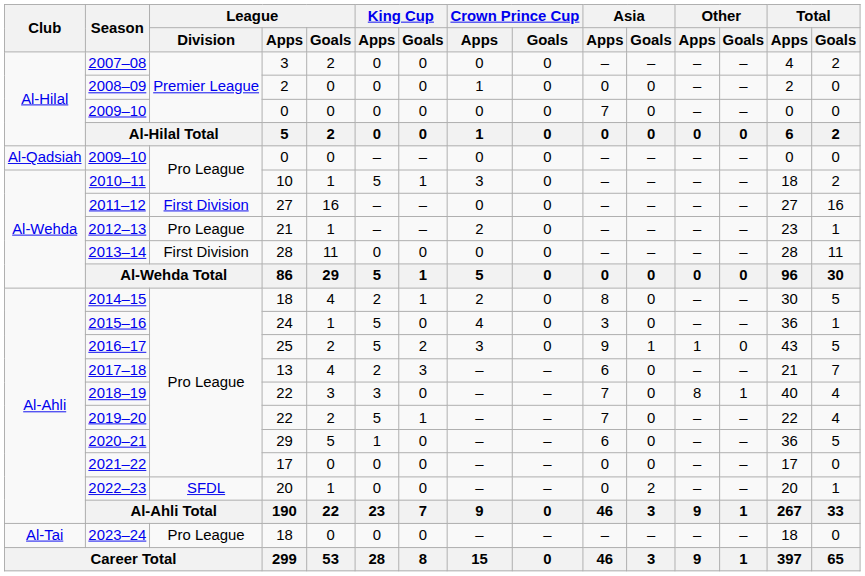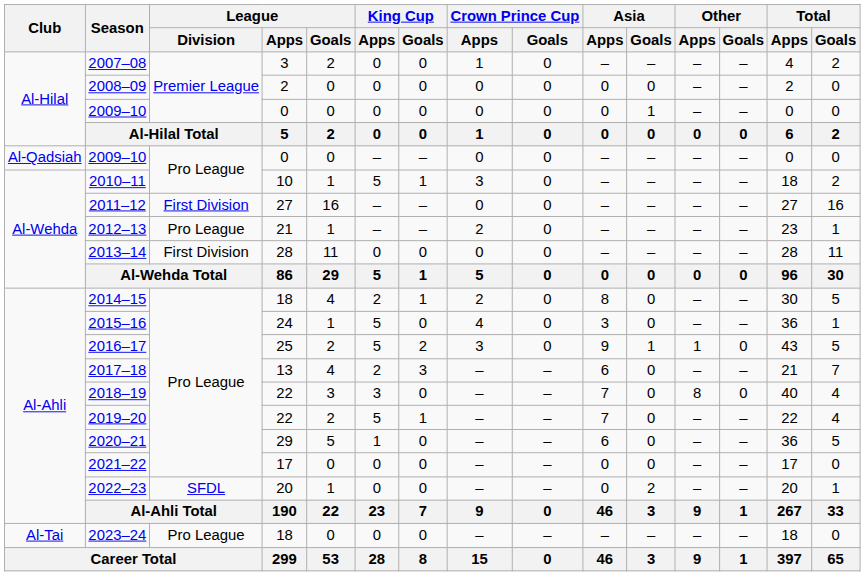(479, 63) 0 -> (479, 63) 1
(479, 87) 1 -> (479, 87) 0
(605, 110) 7 -> (605, 110) 0
(651, 110) 0 -> (651, 110) 1
(743, 393) 1 -> (743, 393) 0
